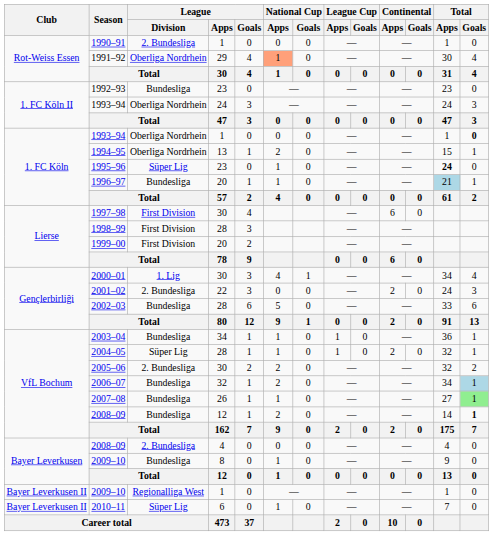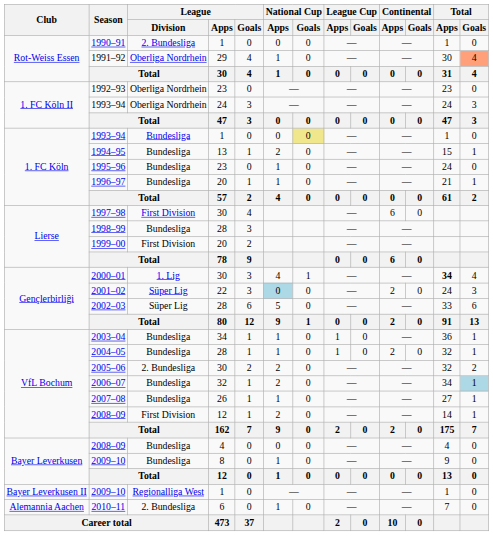(278, 58) lightsalmon background -> (278, 58) no background
(474, 58) no background -> (474, 58) lightsalmon background
(168, 89) Bundesliga -> (168, 89) Oberliga Nordrhein
(168, 136) Oberliga Nordrhein -> (168, 136) Bundesliga
(308, 136) no background -> (308, 136) khaki background
(474, 136) bold -> (474, 136) normal
(168, 151) Oberliga Nordrhein -> (168, 151) Bundesliga
(168, 167) Süper Lig -> (168, 167) Bundesliga
(447, 167) bold -> (447, 167) normal
(447, 182) lightblue background -> (447, 182) no background
(168, 228) First Division -> (168, 228) Bundesliga
(447, 275) normal -> (447, 275) bold
(168, 290) 2. Bundesliga -> (168, 290) Süper Lig
(278, 290) no background -> (278, 290) lightblue background
(168, 306) Bundesliga -> (168, 306) Süper Lig
(168, 352) Süper Lig -> (168, 352) Bundesliga
(474, 399) lightgreen background -> (474, 399) no background
(168, 414) Bundesliga -> (168, 414) First Division
(474, 414) bold -> (474, 414) normal
(168, 445) 2. Bundesliga -> (168, 445) Bundesliga
(47, 507) Bayer Leverkusen II -> (47, 507) Alemannia Aachen
(168, 507) Süper Lig -> (168, 507) 2. Bundesliga
